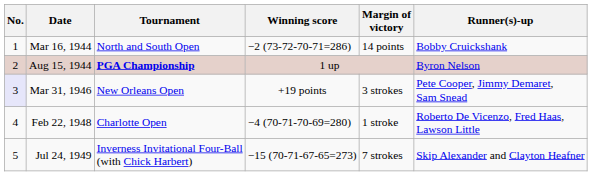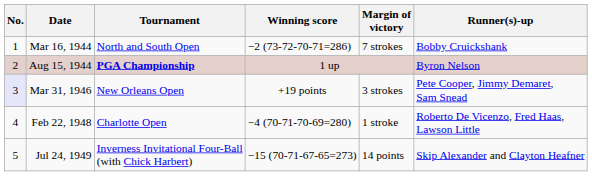(383, 46) 14 points -> (382, 46) 7 strokes
(382, 155) 7 strokes -> (383, 155) 14 points
